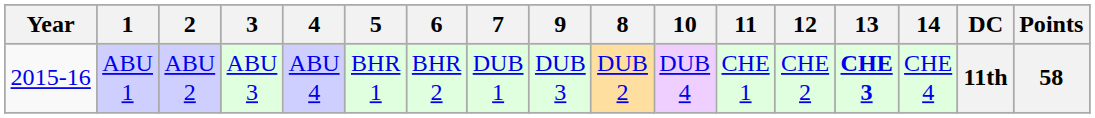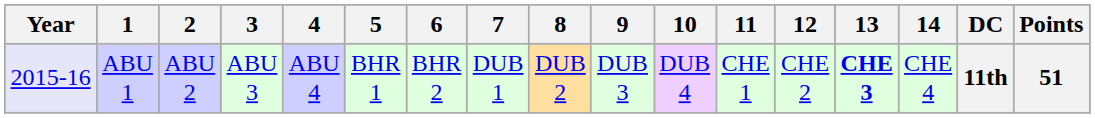columns swapped: (623, 23) <-> (560, 23)
(51, 77) no background -> (51, 77) lavender background
(1051, 77) 58 -> (1051, 77) 51
